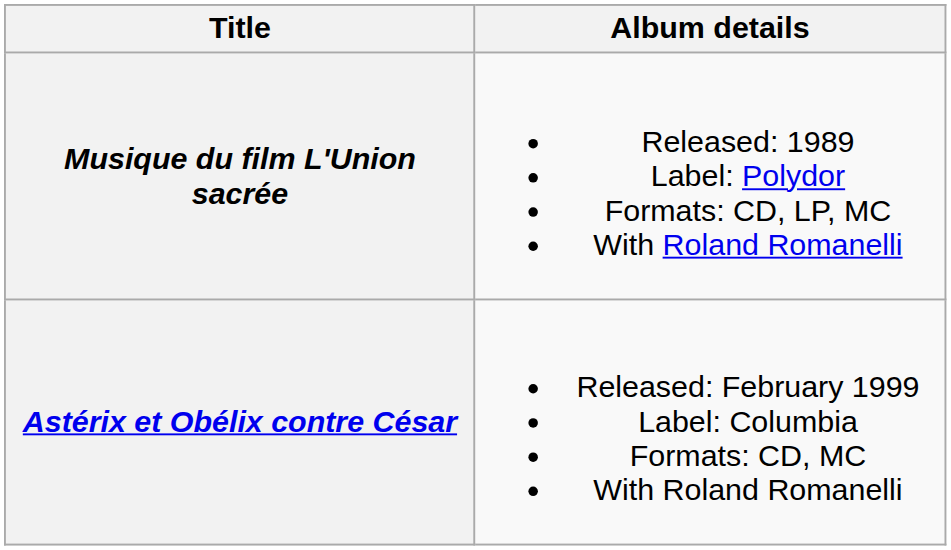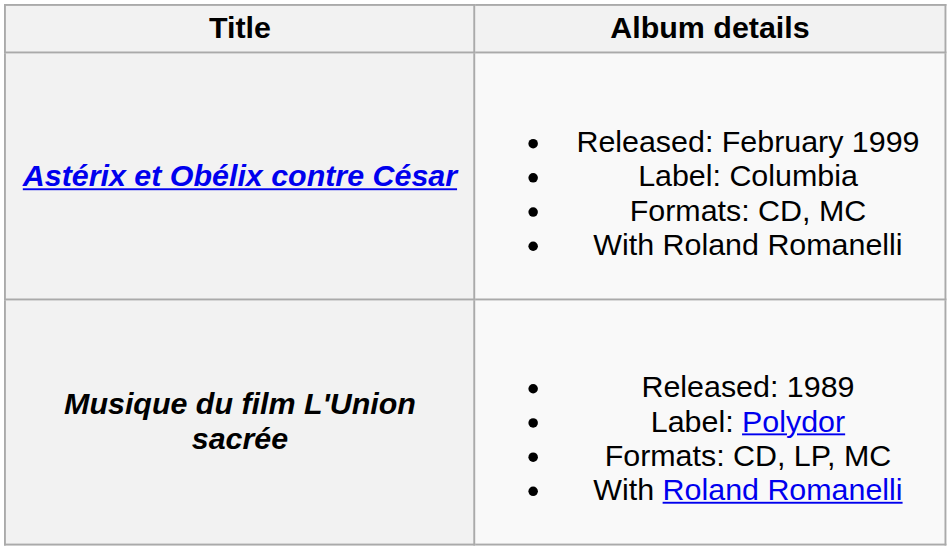rows swapped: (240, 175) <-> (240, 421)
